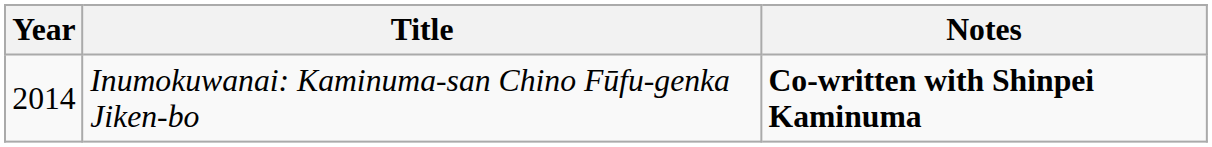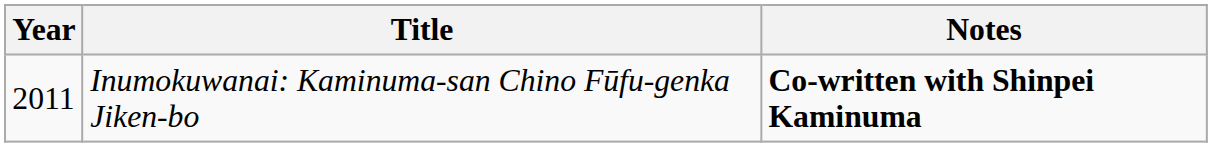(44, 97) 2014 -> (43, 97) 2011
